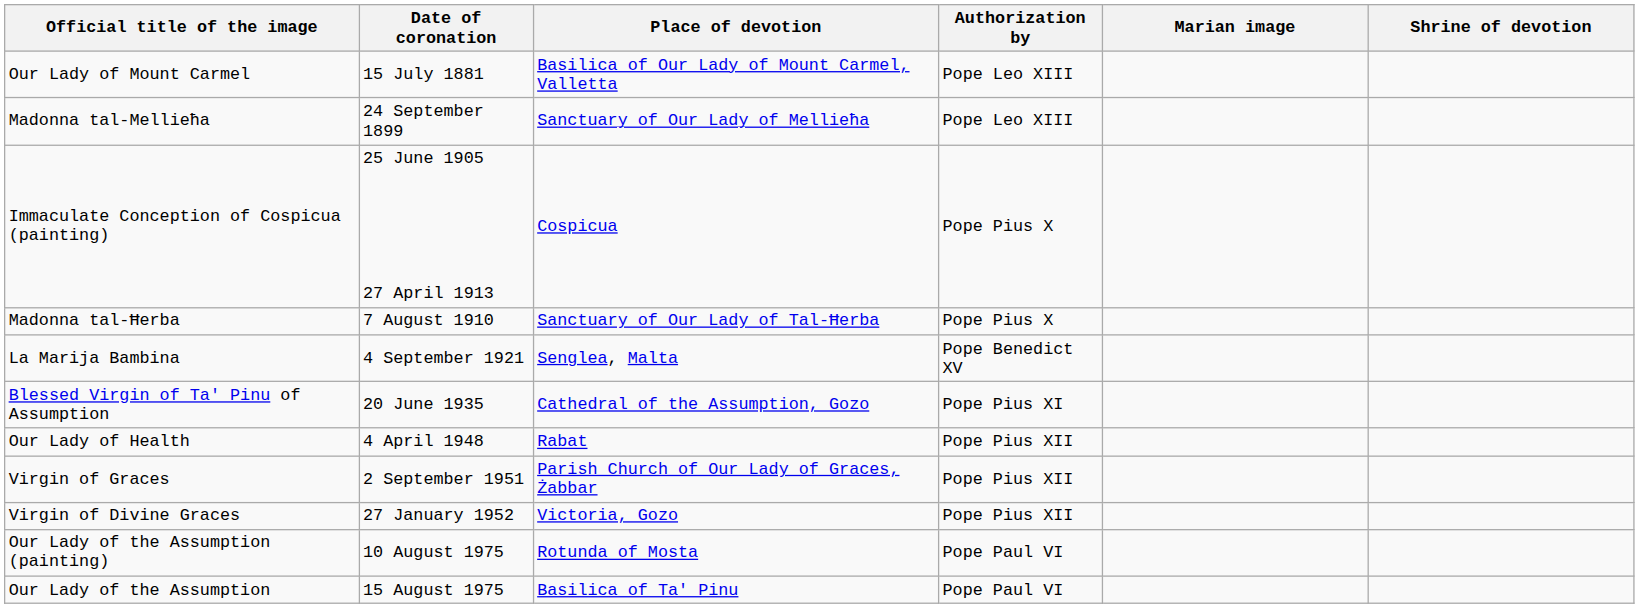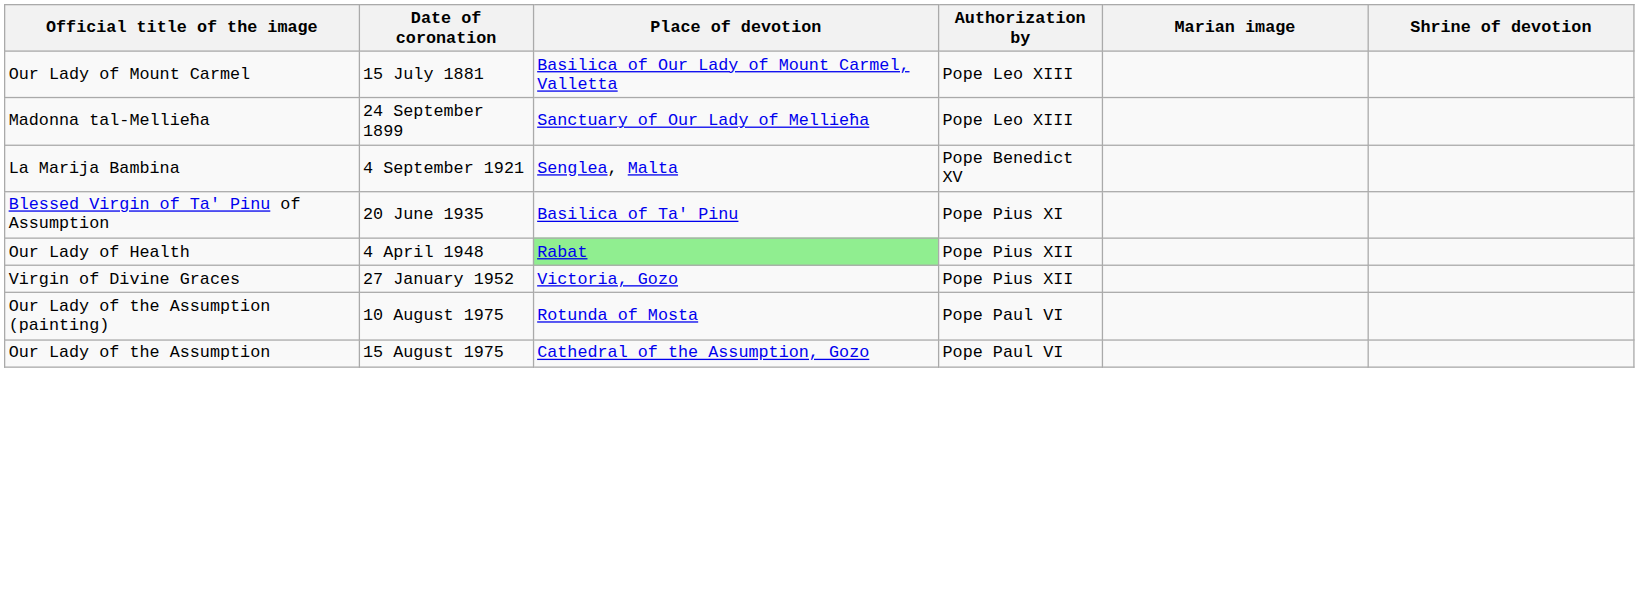- row: (175, 226)
- row: (94, 321)
(703, 405) Cathedral of the Assumption, Gozo -> (638, 215) Basilica of Ta' Pinu
(562, 442) no background -> (562, 252) lightgreen background
- row: (89, 479)
(638, 590) Basilica of Ta' Pinu -> (703, 353) Cathedral of the Assumption, Gozo
